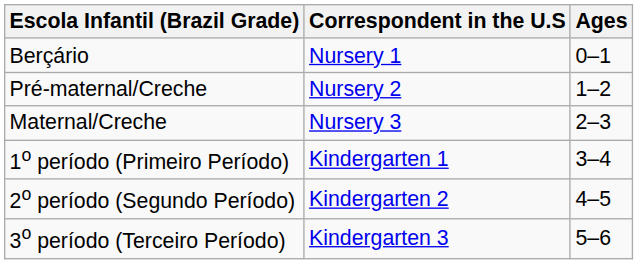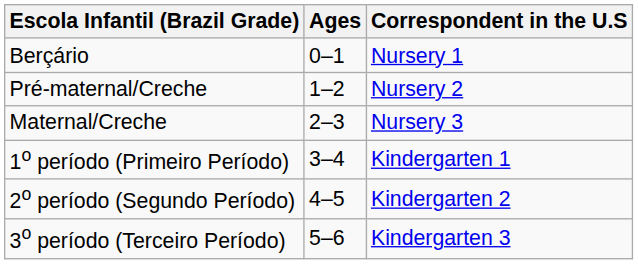columns swapped: (601, 21) <-> (437, 21)
